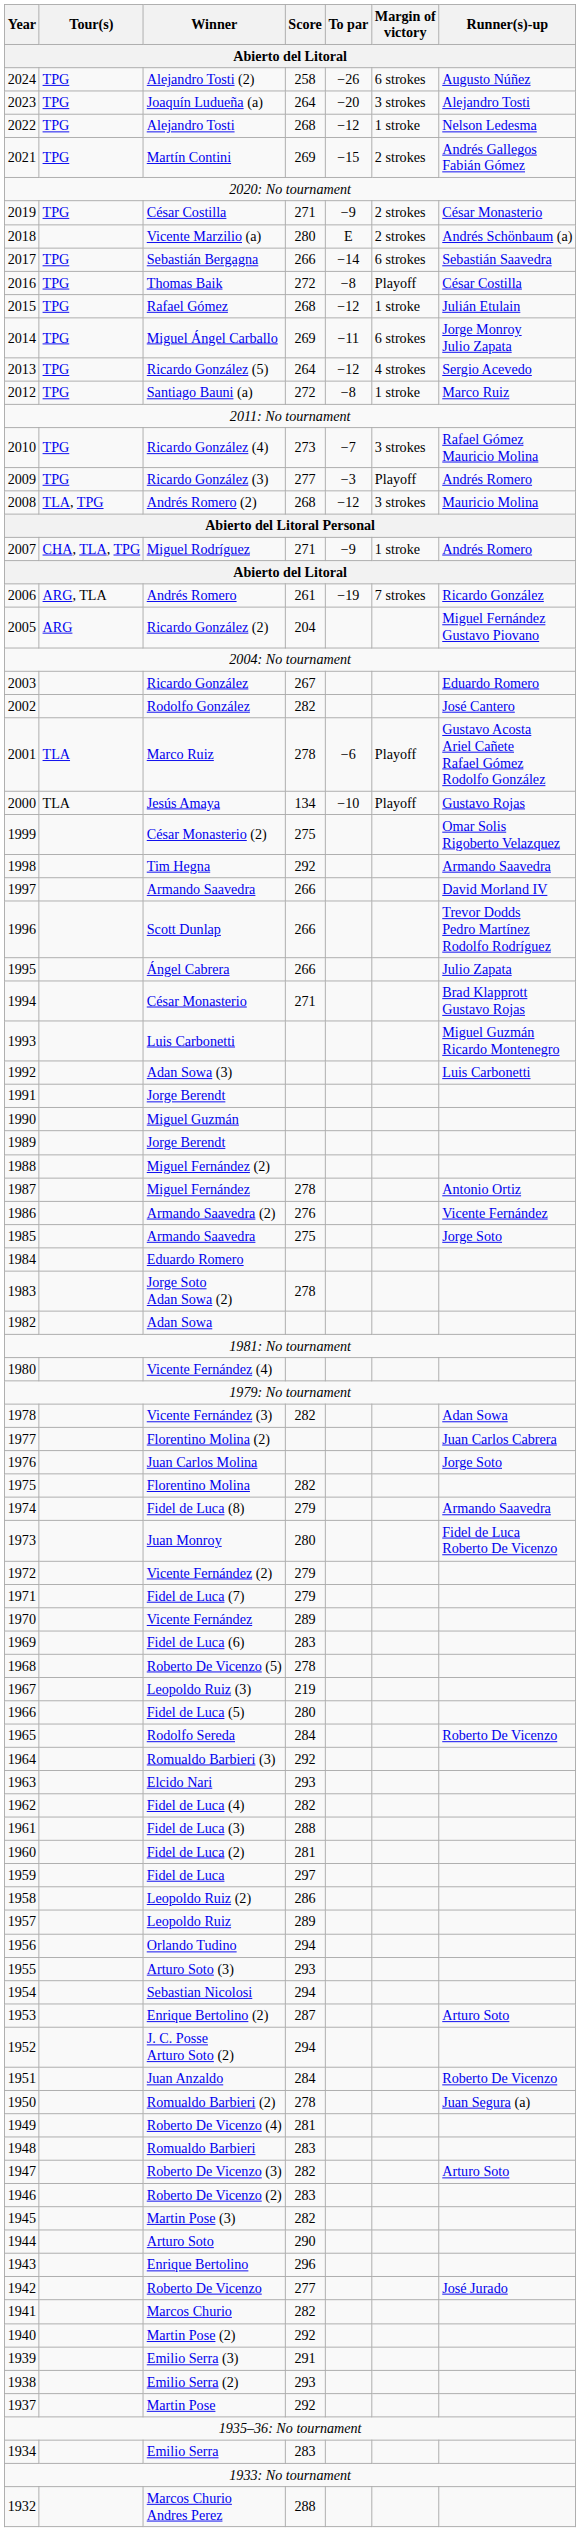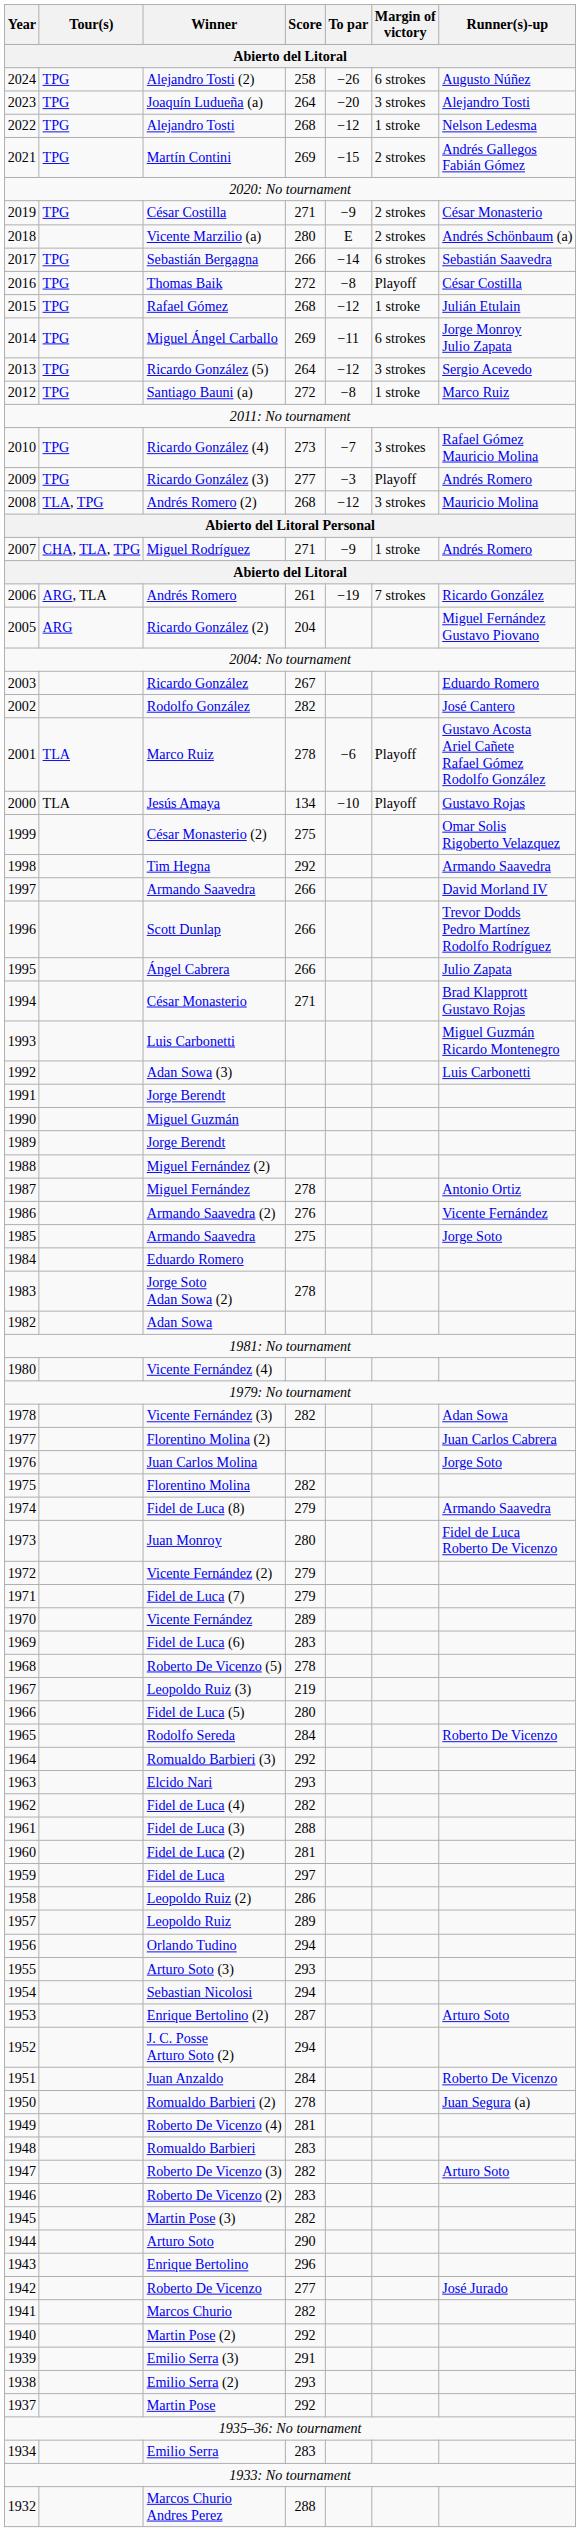(400, 369) 4 strokes -> (400, 369) 3 strokes
